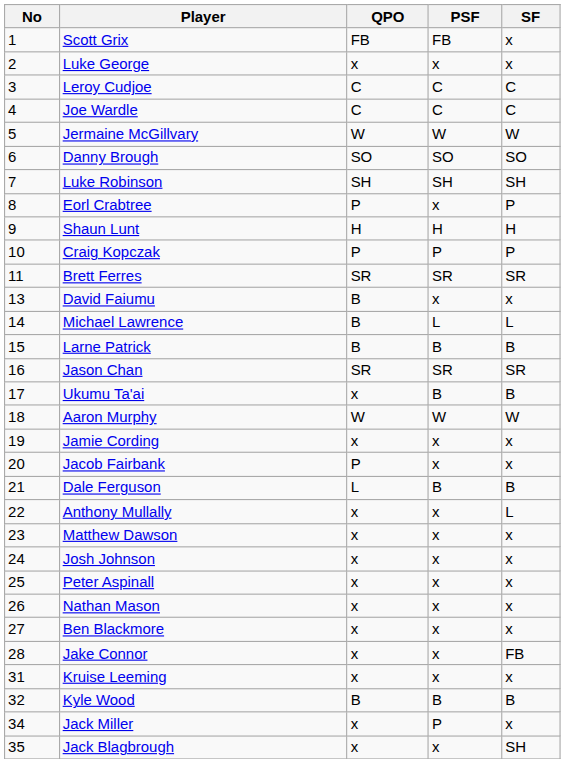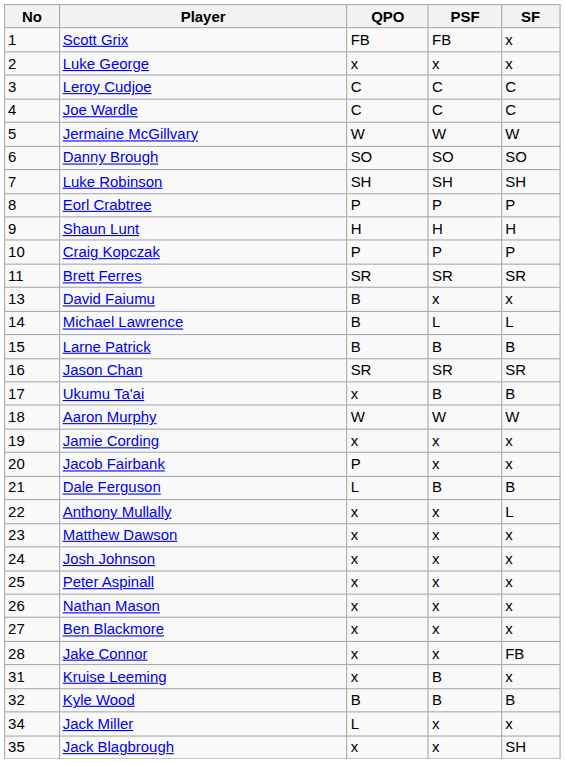(436, 205) x -> (437, 205) P
(436, 676) x -> (437, 676) B
(354, 723) x -> (355, 723) L
(437, 723) P -> (436, 723) x
